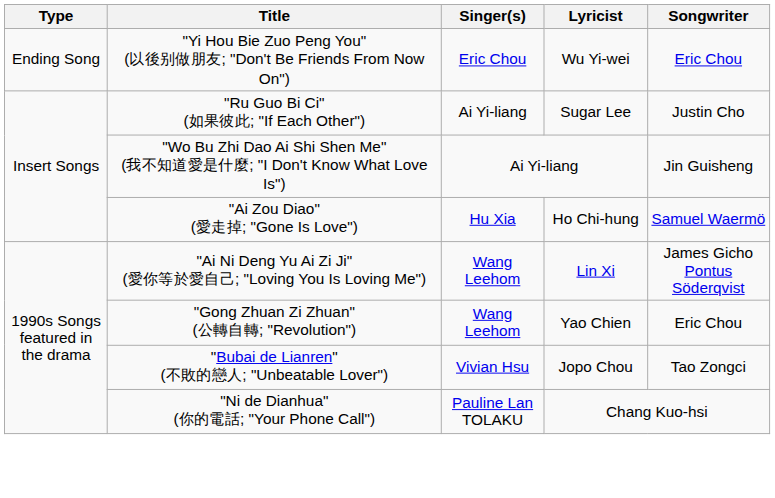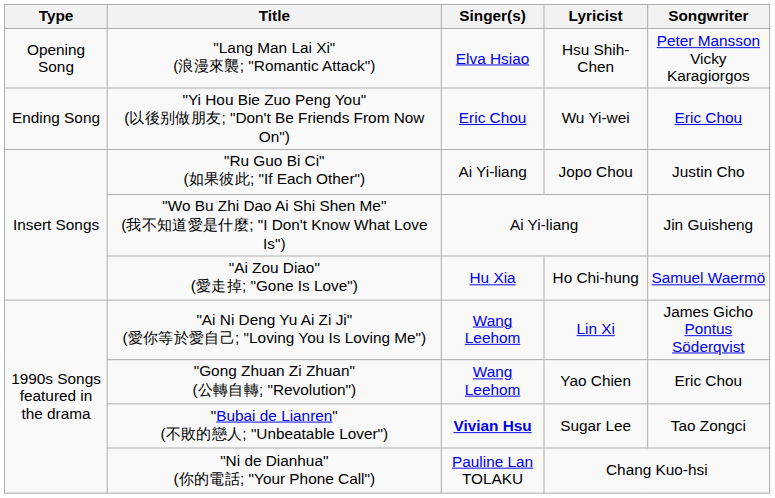+ row: (274, 57)
(596, 112) Sugar Lee -> (596, 171) Jopo Chou
(493, 367) normal -> (493, 426) bold
(596, 367) Jopo Chou -> (596, 426) Sugar Lee
